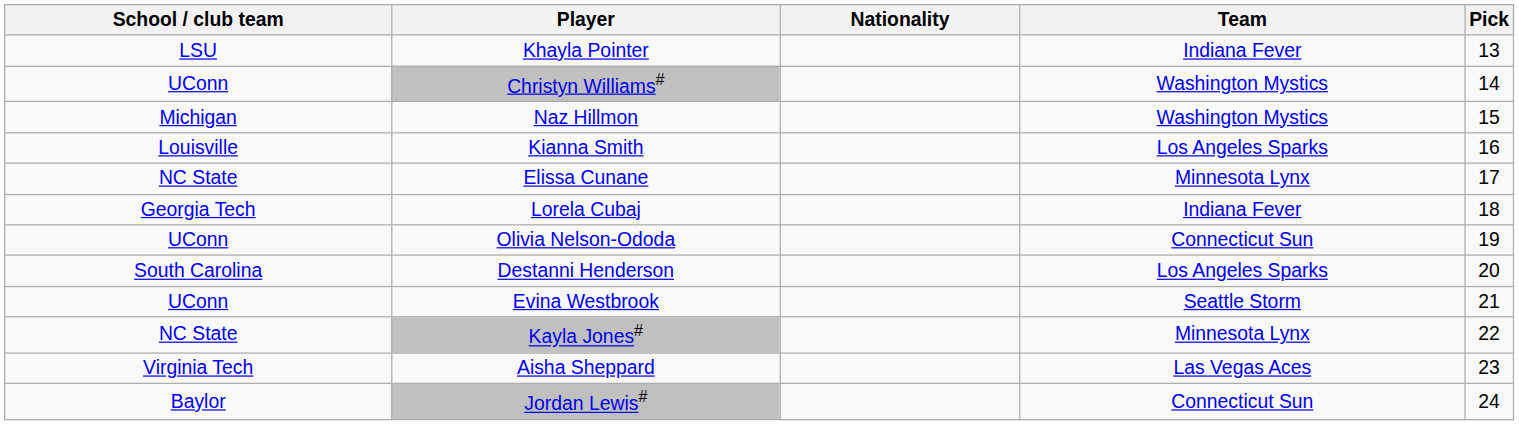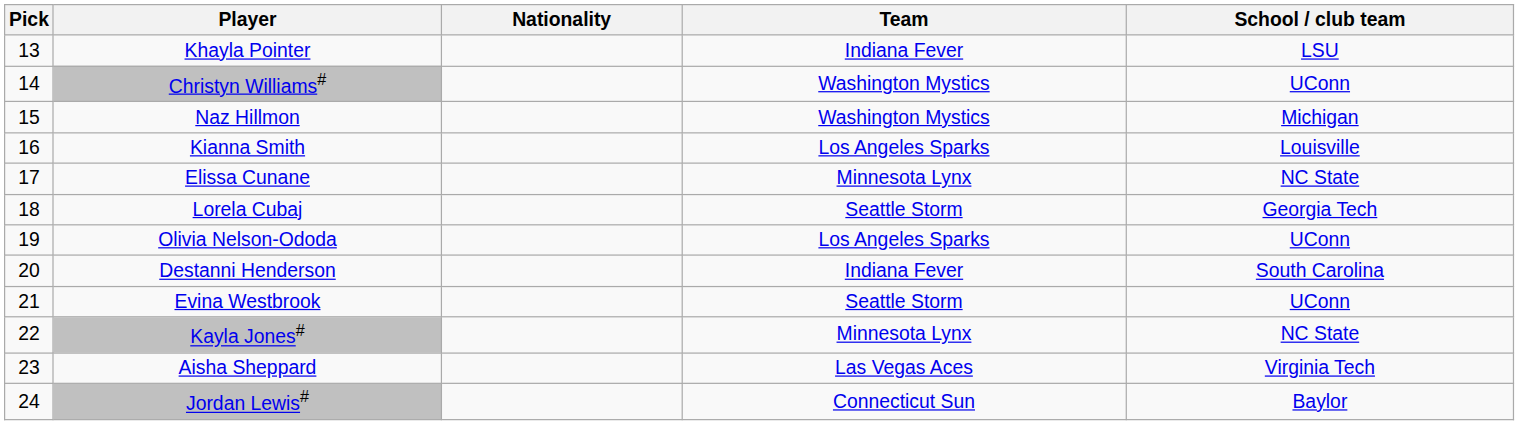columns swapped: (1489, 19) <-> (198, 19)
(1242, 209) Indiana Fever -> (904, 209) Seattle Storm
(1242, 240) Connecticut Sun -> (904, 240) Los Angeles Sparks
(1242, 270) Los Angeles Sparks -> (904, 270) Indiana Fever
